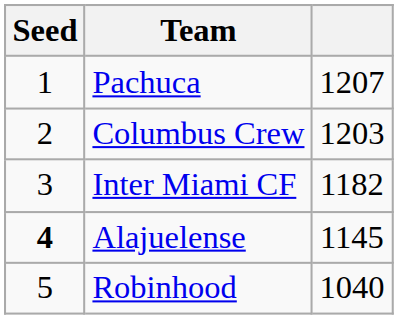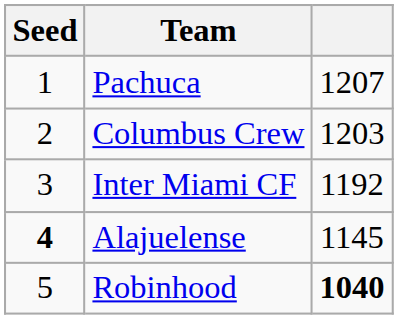(352, 184) 1182 -> (352, 184) 1192
(352, 287) normal -> (352, 287) bold
